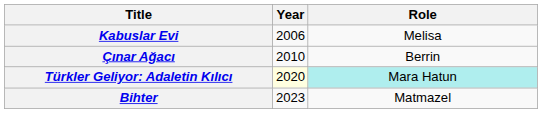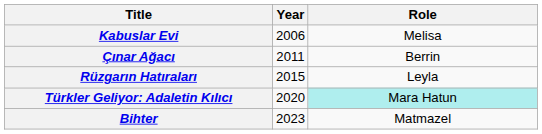(290, 56) 2010 -> (290, 56) 2011
+ row: (139, 77)
(290, 77) lightyellow background -> (290, 98) no background
